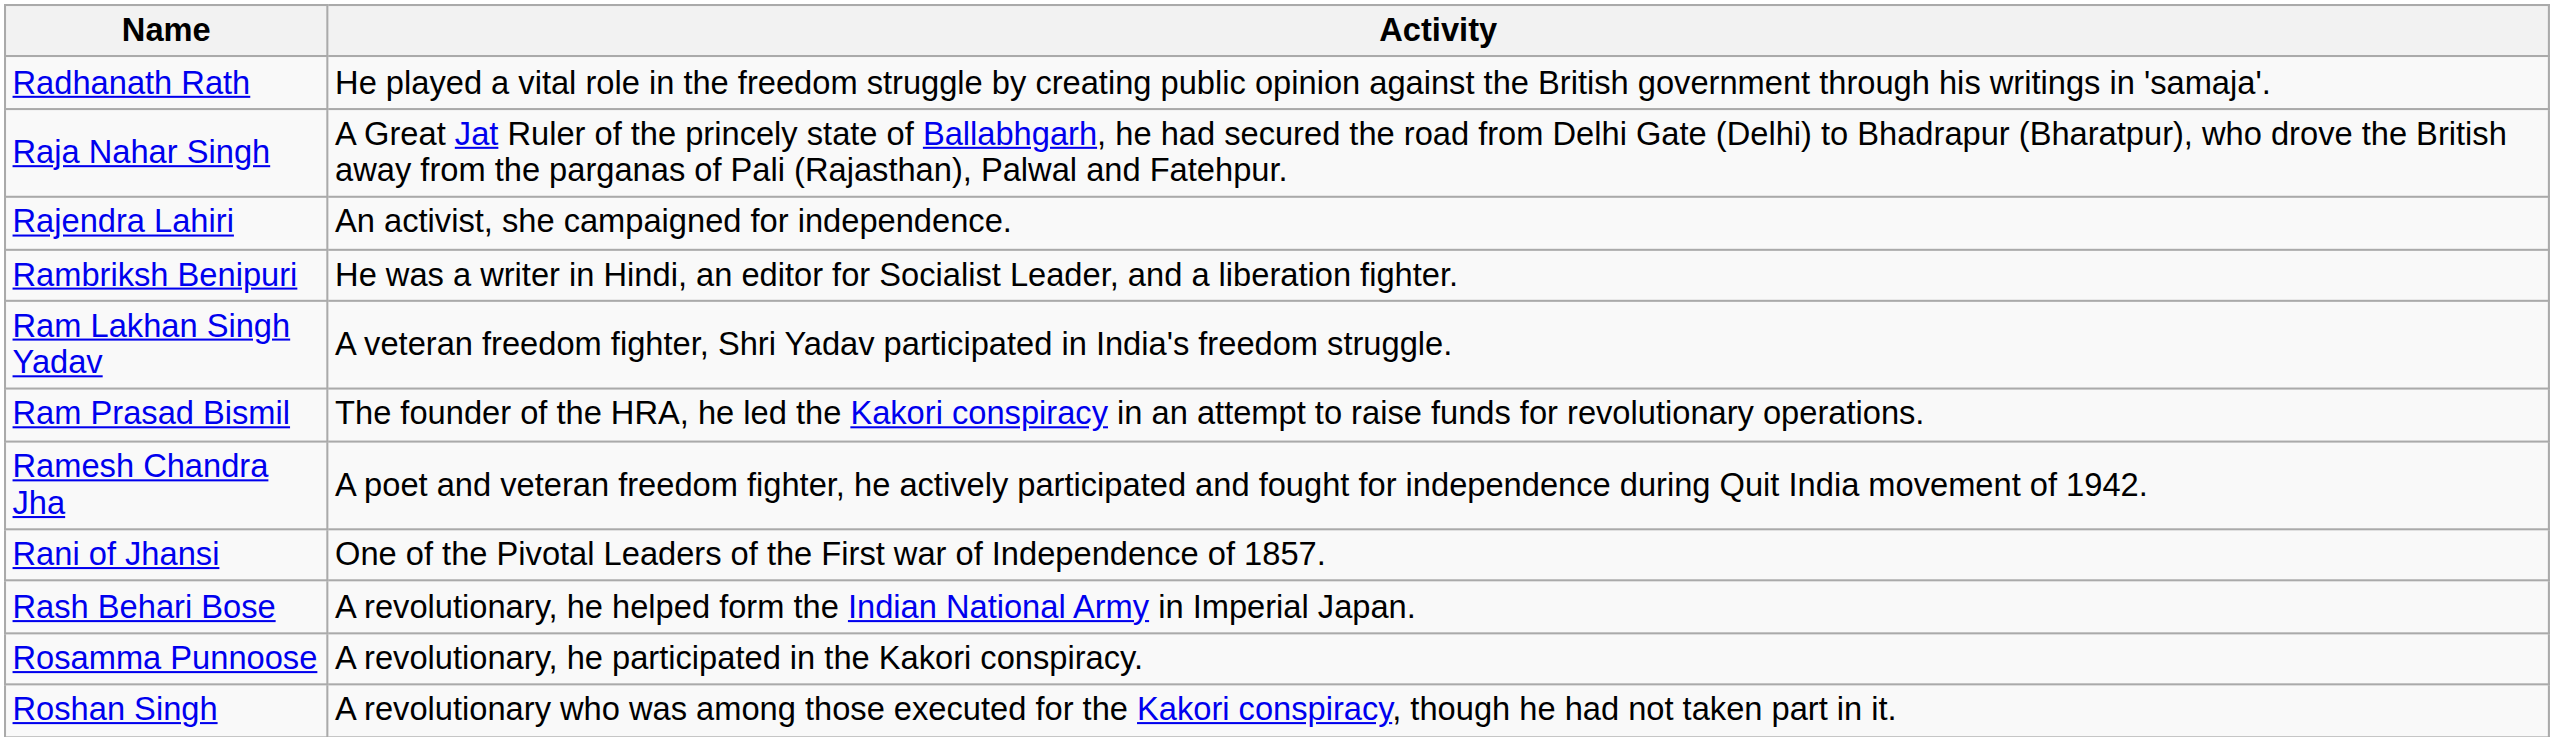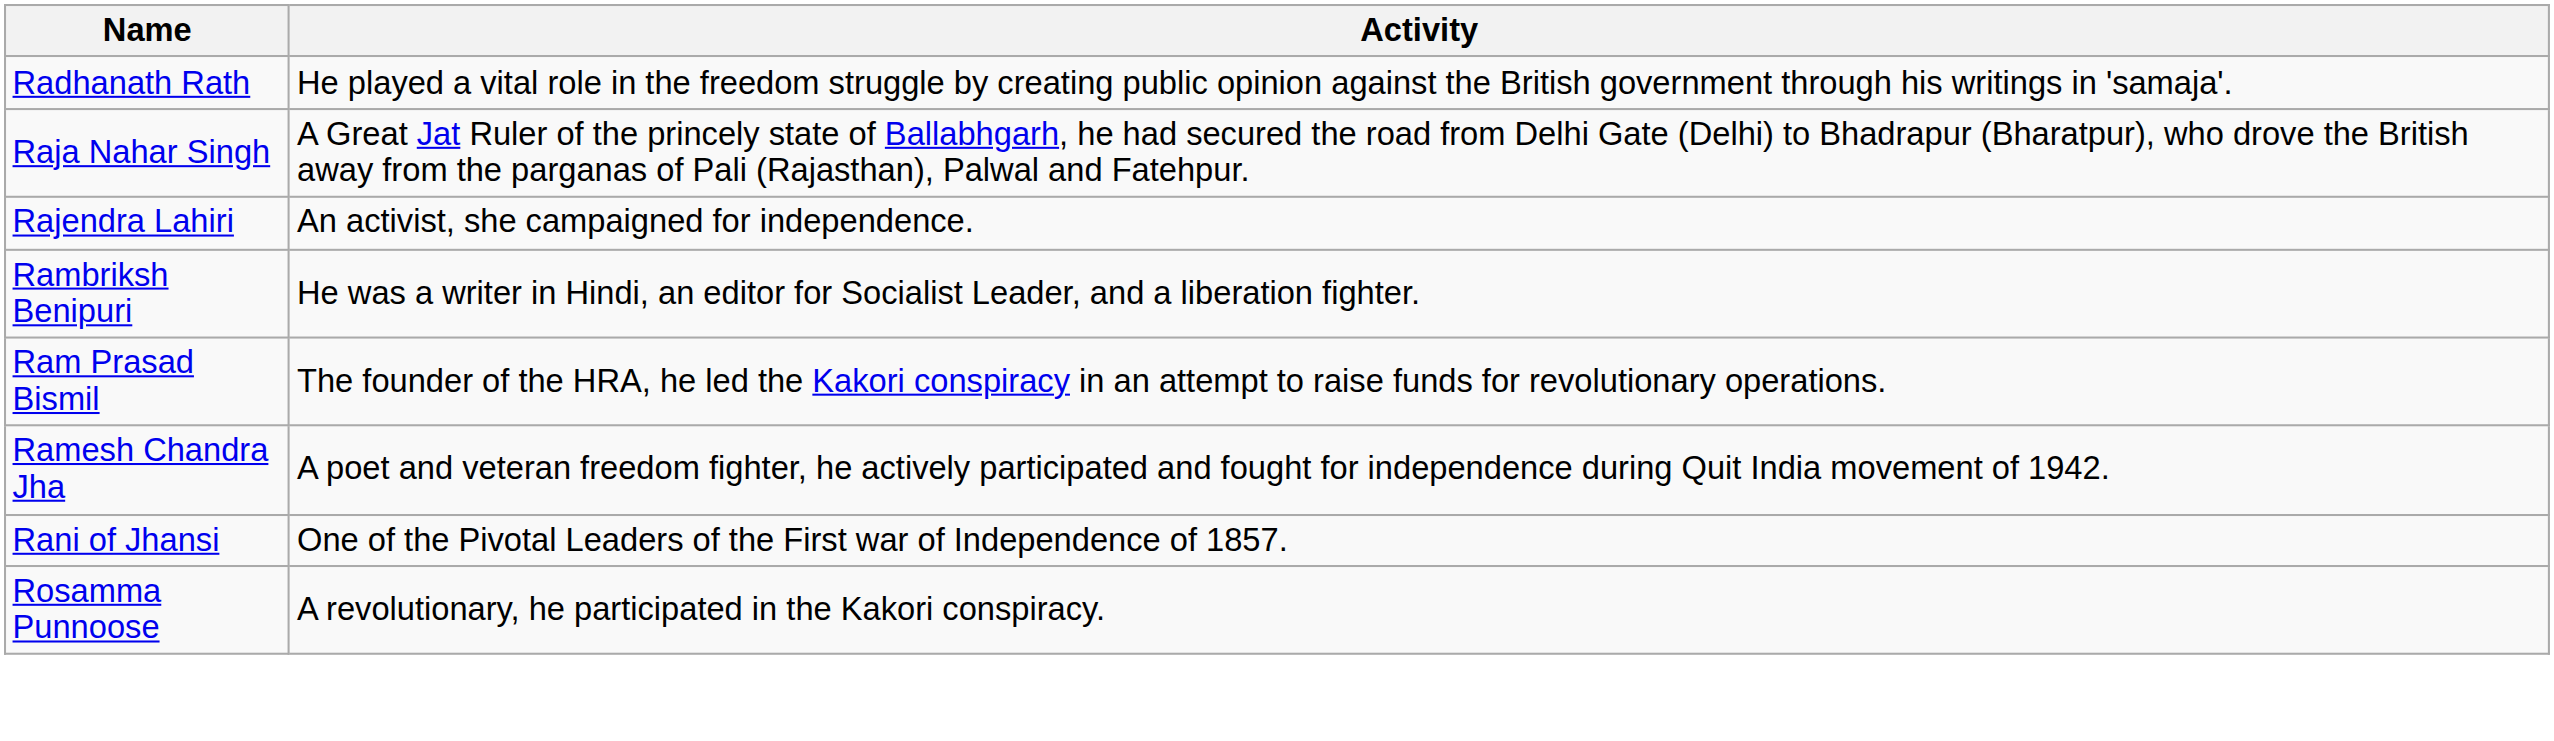- row: (151, 344)
- row: (144, 606)
- row: (115, 709)
